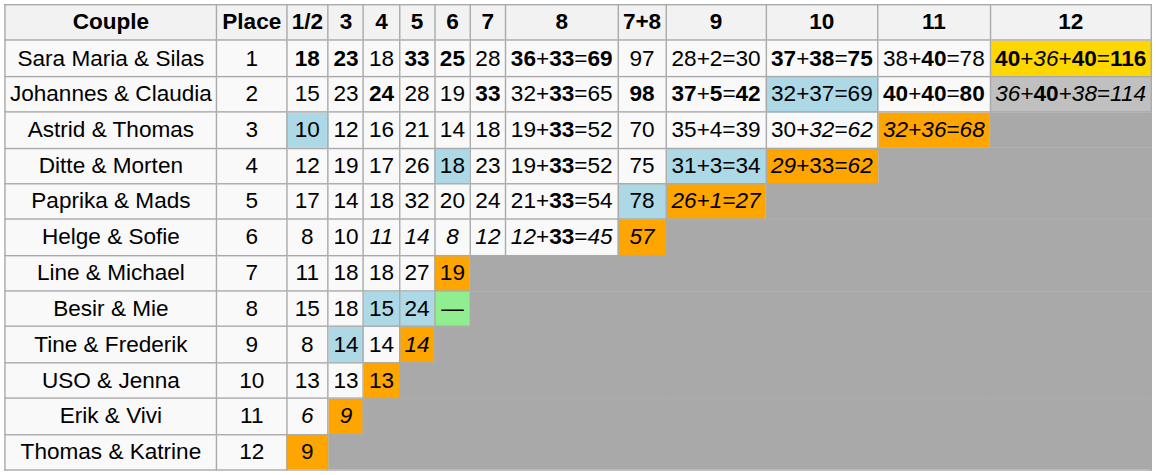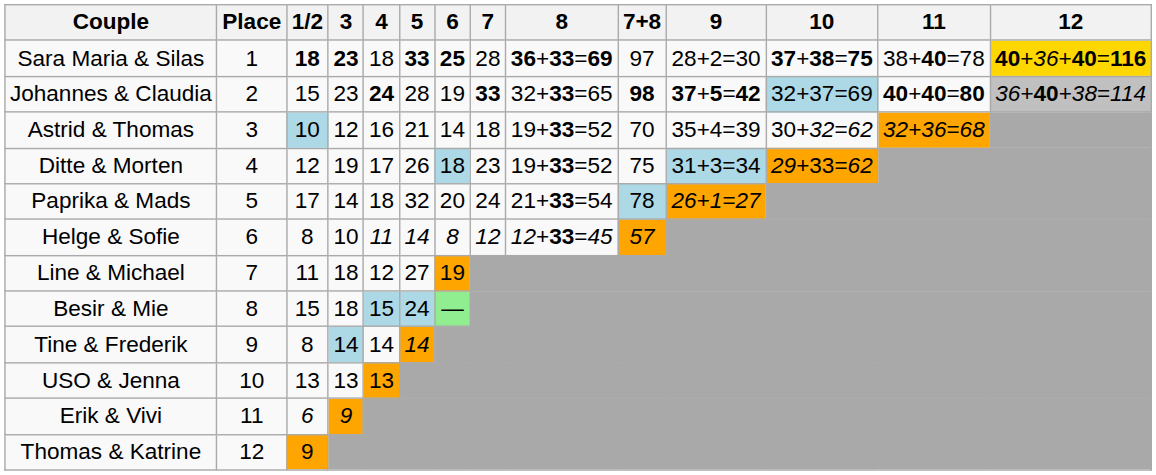(381, 272) 18 -> (381, 272) 12
